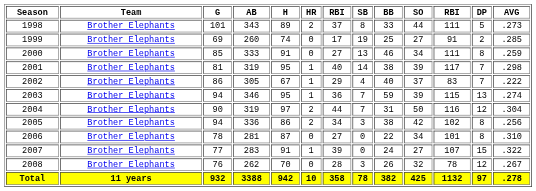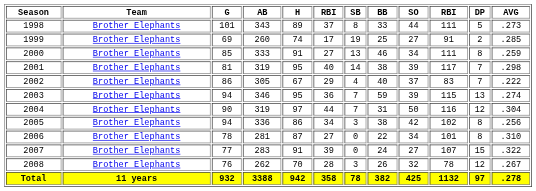- column: (311, 12)
